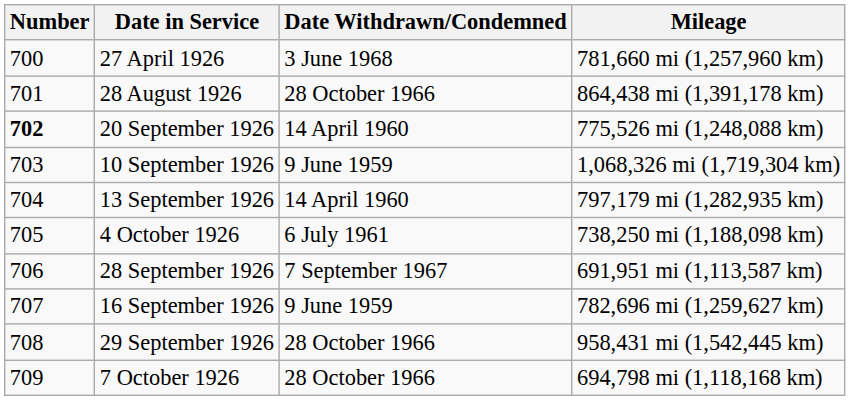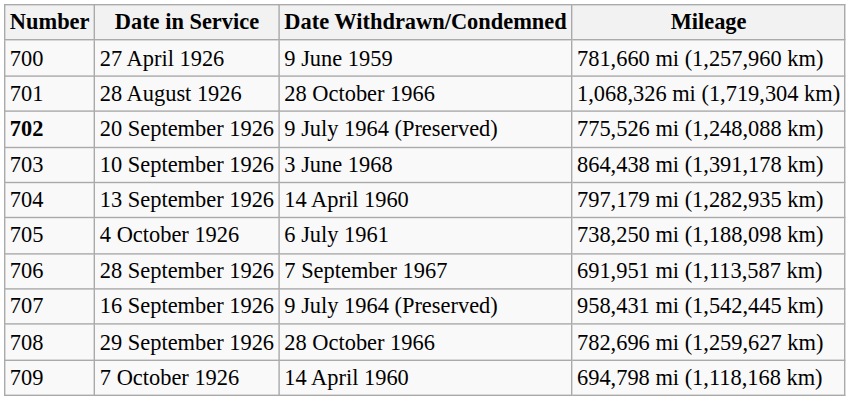(338, 57) 3 June 1968 -> (338, 57) 9 June 1959
(700, 93) 864,438 mi (1,391,178 km) -> (709, 93) 1,068,326 mi (1,719,304 km)
(347, 128) 14 April 1960 -> (391, 128) 9 July 1964 (Preserved)
(338, 164) 9 June 1959 -> (338, 164) 3 June 1968
(709, 164) 1,068,326 mi (1,719,304 km) -> (700, 164) 864,438 mi (1,391,178 km)
(338, 306) 9 June 1959 -> (391, 306) 9 July 1964 (Preserved)
(700, 306) 782,696 mi (1,259,627 km) -> (700, 306) 958,431 mi (1,542,445 km)
(700, 341) 958,431 mi (1,542,445 km) -> (700, 341) 782,696 mi (1,259,627 km)
(360, 377) 28 October 1966 -> (347, 377) 14 April 1960
